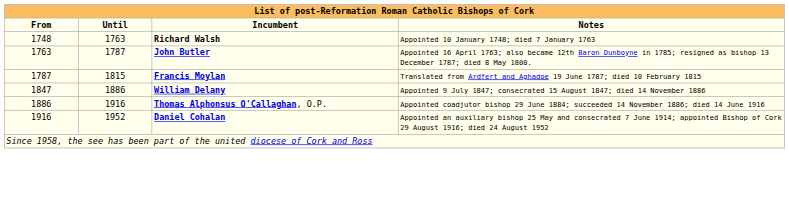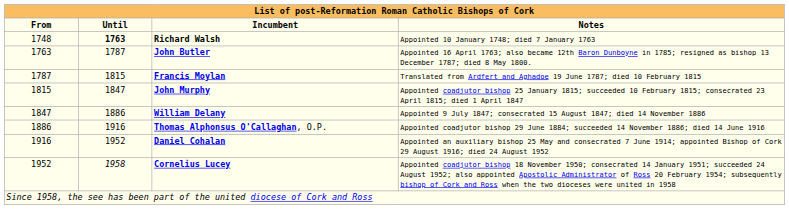(115, 39) normal -> (115, 39) bold
+ row: (182, 90)
+ row: (192, 164)
